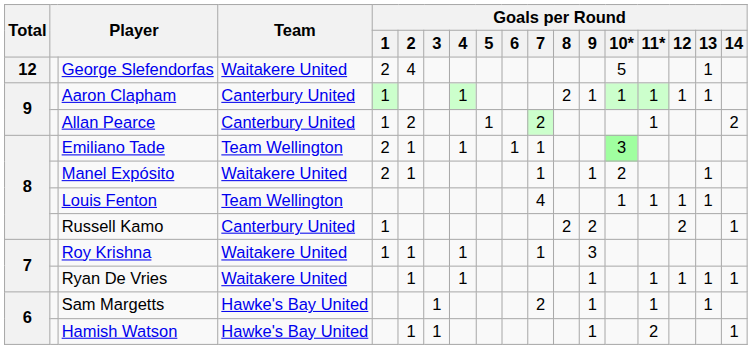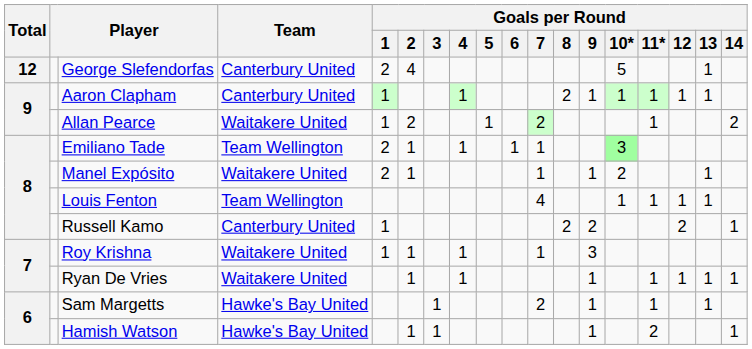(284, 69) Waitakere United -> (288, 69) Canterbury United
(288, 122) Canterbury United -> (284, 122) Waitakere United
